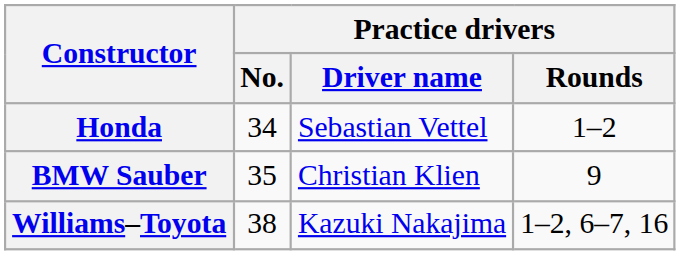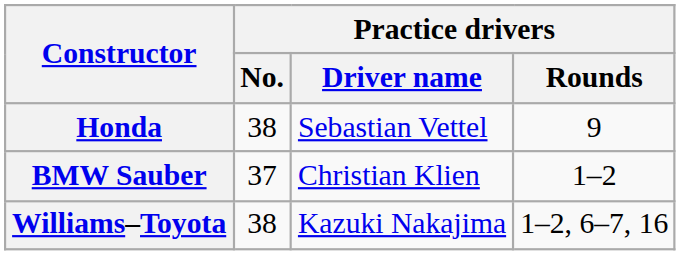(262, 126) 34 -> (262, 126) 38
(594, 126) 1–2 -> (594, 126) 9
(262, 175) 35 -> (262, 175) 37
(594, 175) 9 -> (594, 175) 1–2
